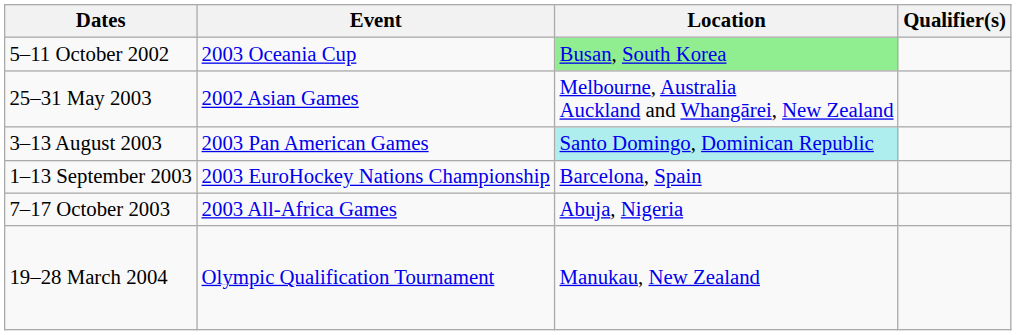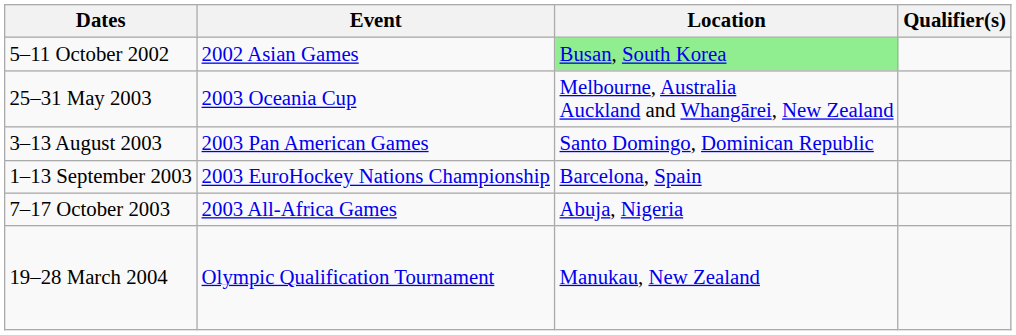(279, 53) 2003 Oceania Cup -> (280, 53) 2002 Asian Games
(280, 98) 2002 Asian Games -> (279, 98) 2003 Oceania Cup
(717, 143) paleturquoise background -> (717, 143) no background
